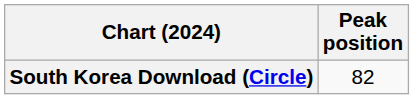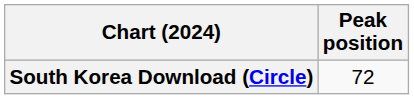(363, 76) 82 -> (363, 76) 72
